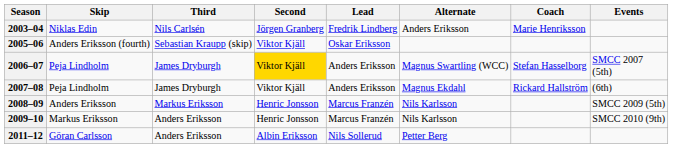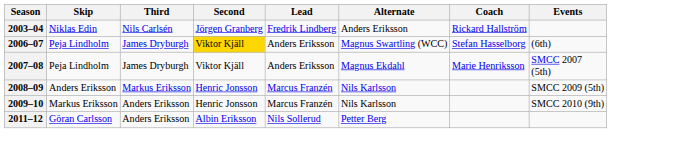(549, 28) Marie Henriksson -> (489, 28) Rickard Hallström
- row: (26, 44)
(618, 66) SMCC 2007 (5th) -> (541, 44) (6th)
(550, 87) Rickard Hallström -> (488, 66) Marie Henriksson
(602, 87) (6th) -> (557, 66) SMCC 2007 (5th)
